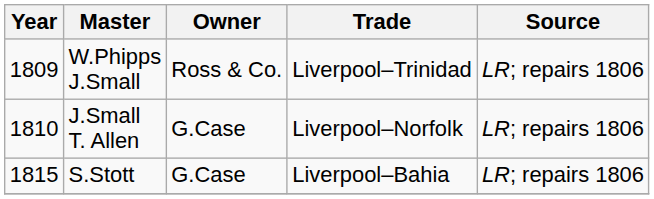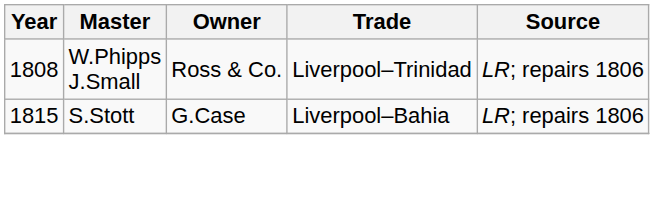(34, 68) 1809 -> (34, 68) 1808
- row: (105, 128)
